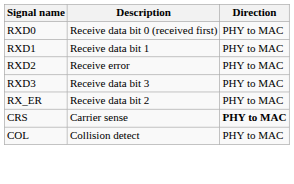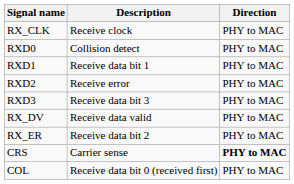+ row: (28, 30)
(144, 30) Receive data bit 0 (received first) -> (105, 48) Collision detect
+ row: (25, 118)
(105, 135) Collision detect -> (144, 170) Receive data bit 0 (received first)
